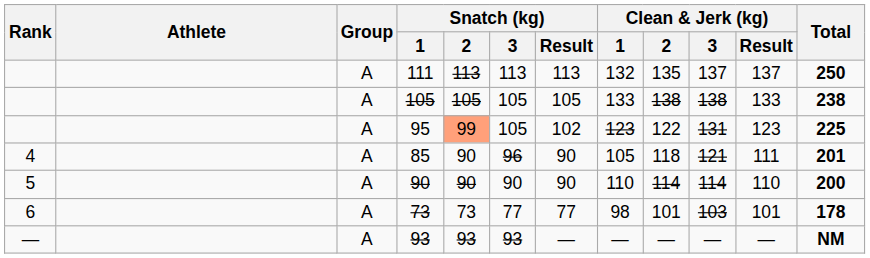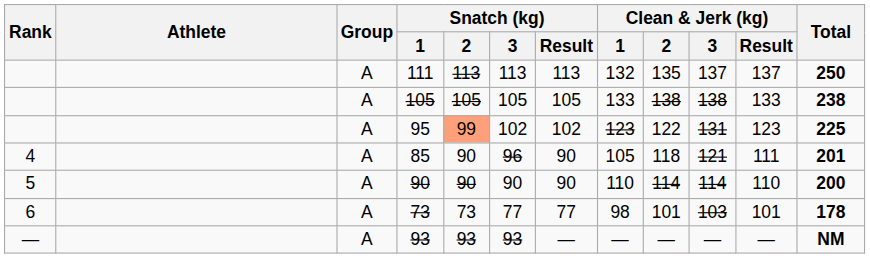(513, 128) 105 -> (513, 128) 102
